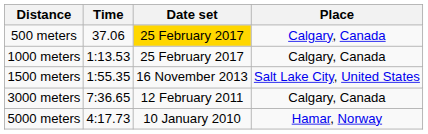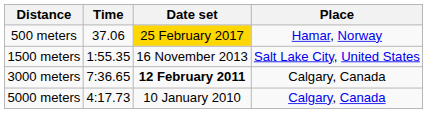(337, 35) Calgary, Canada -> (337, 35) Hamar, Norway
- row: (44, 56)
(192, 98) normal -> (192, 77) bold
(337, 118) Hamar, Norway -> (337, 98) Calgary, Canada
